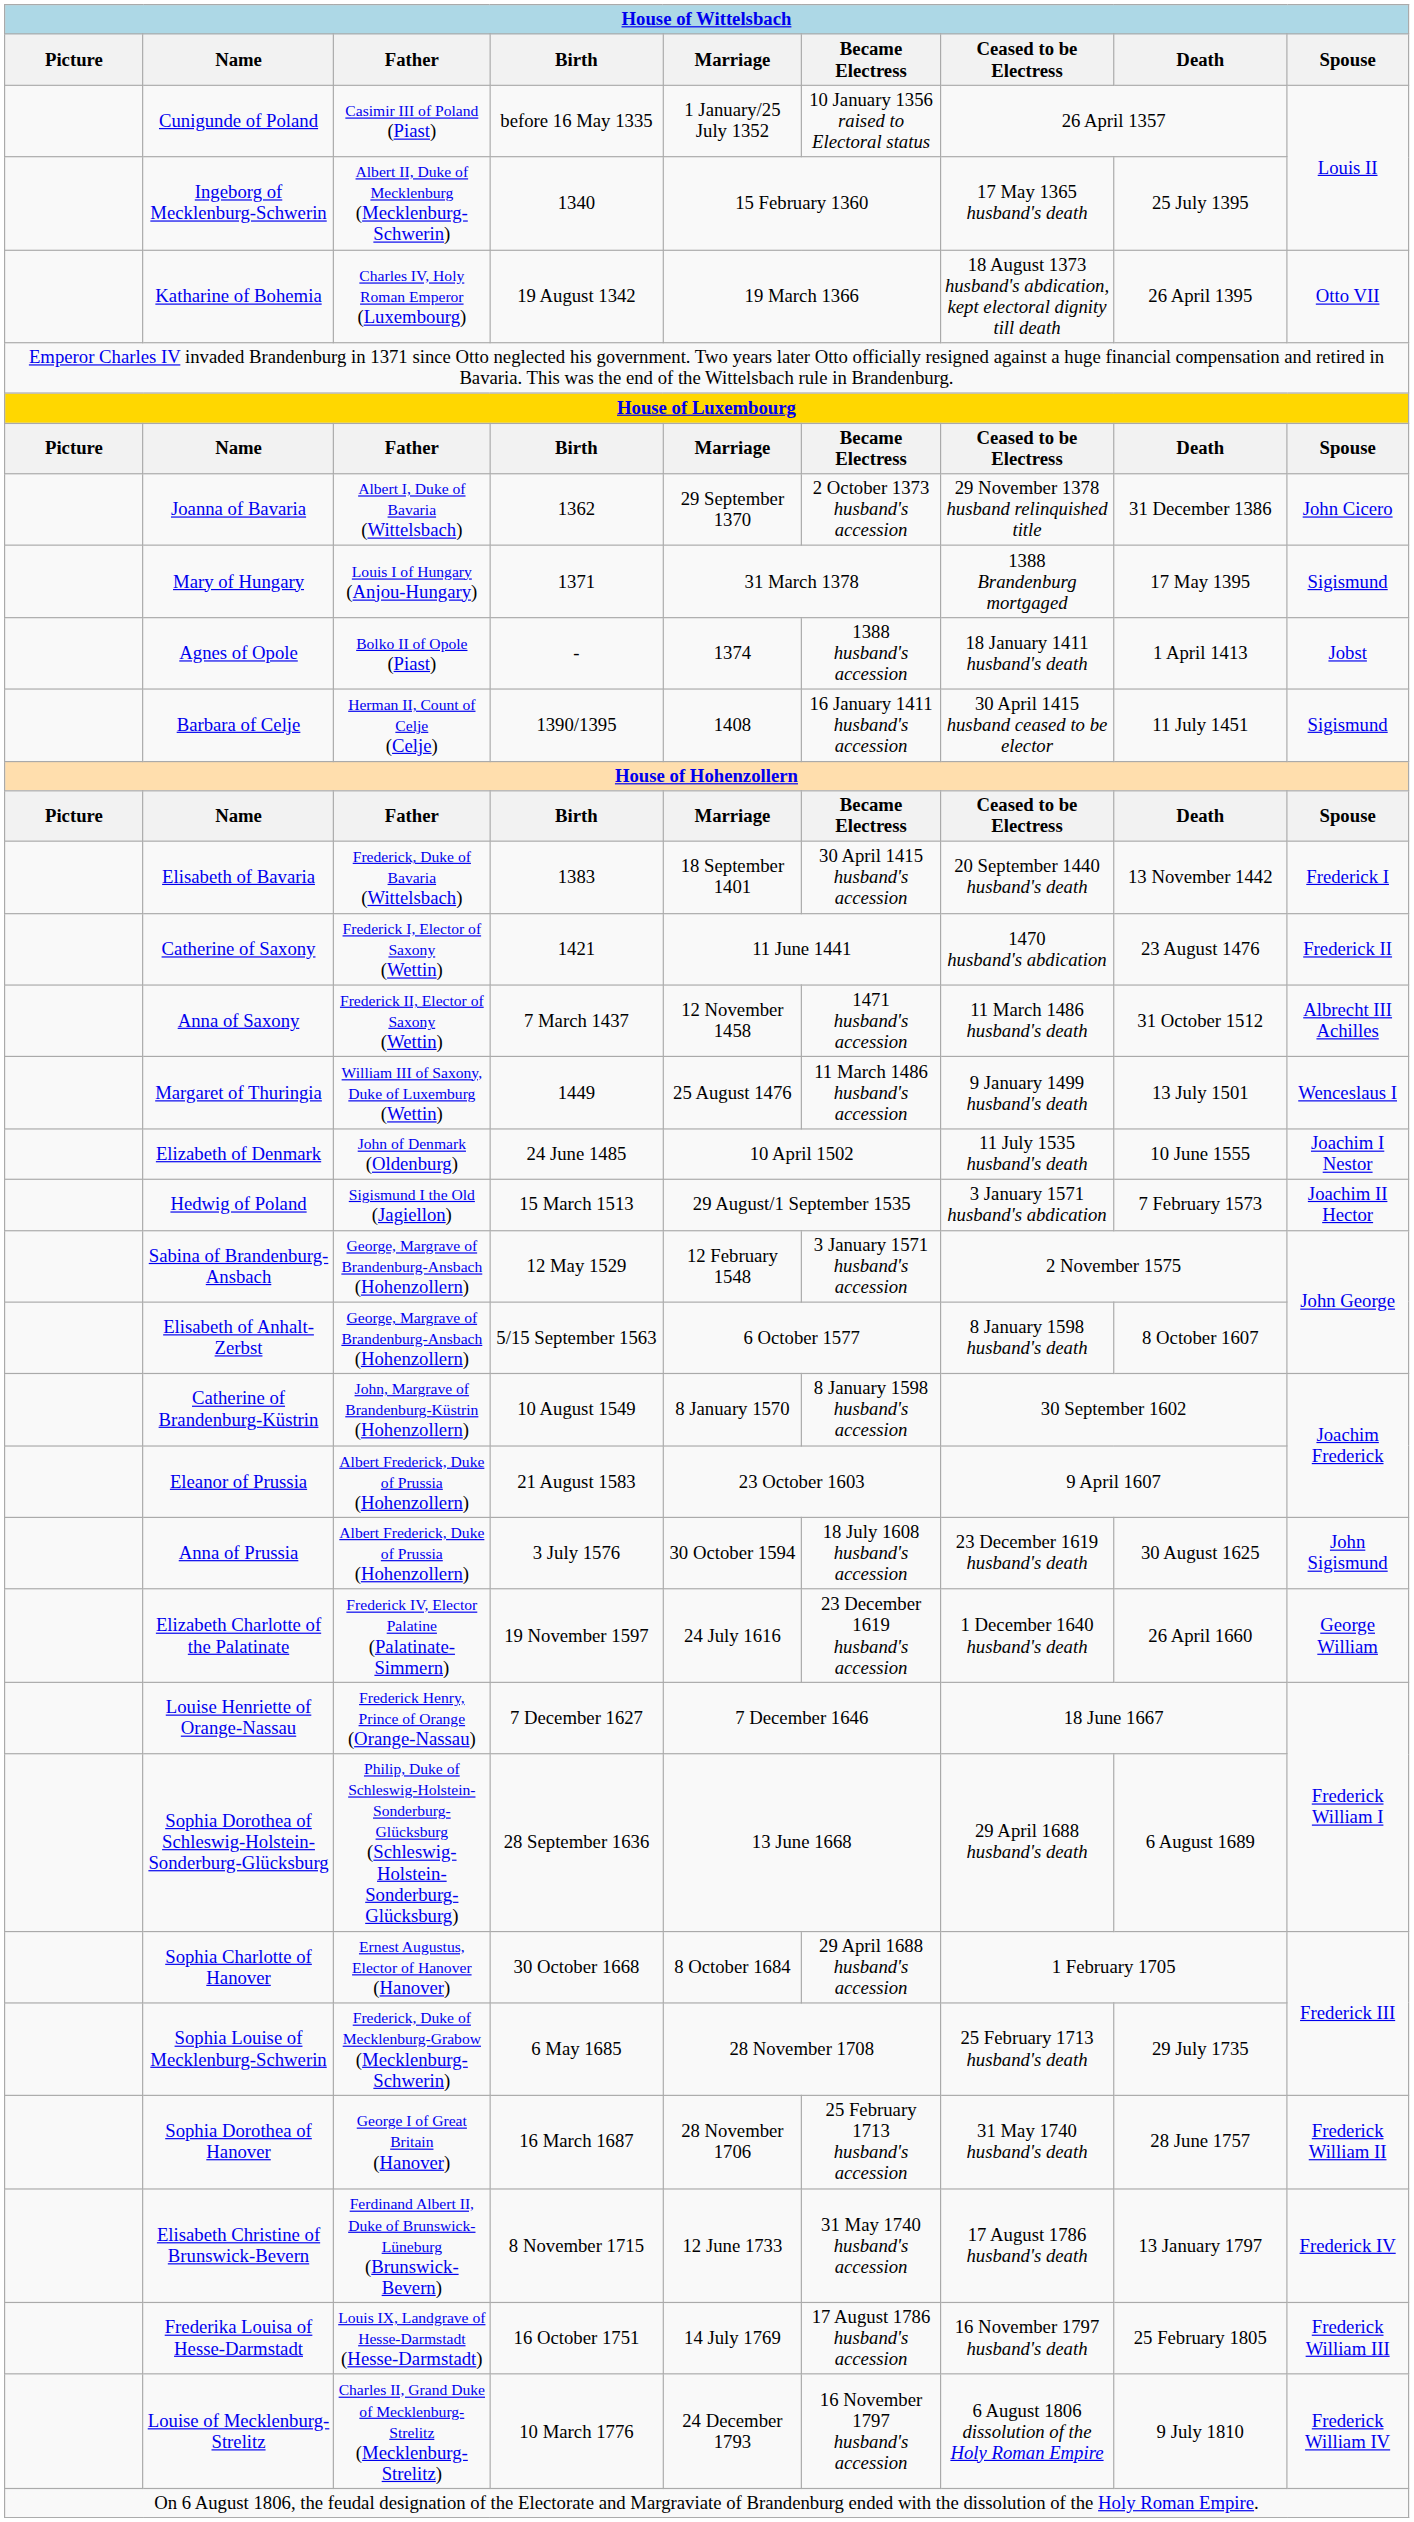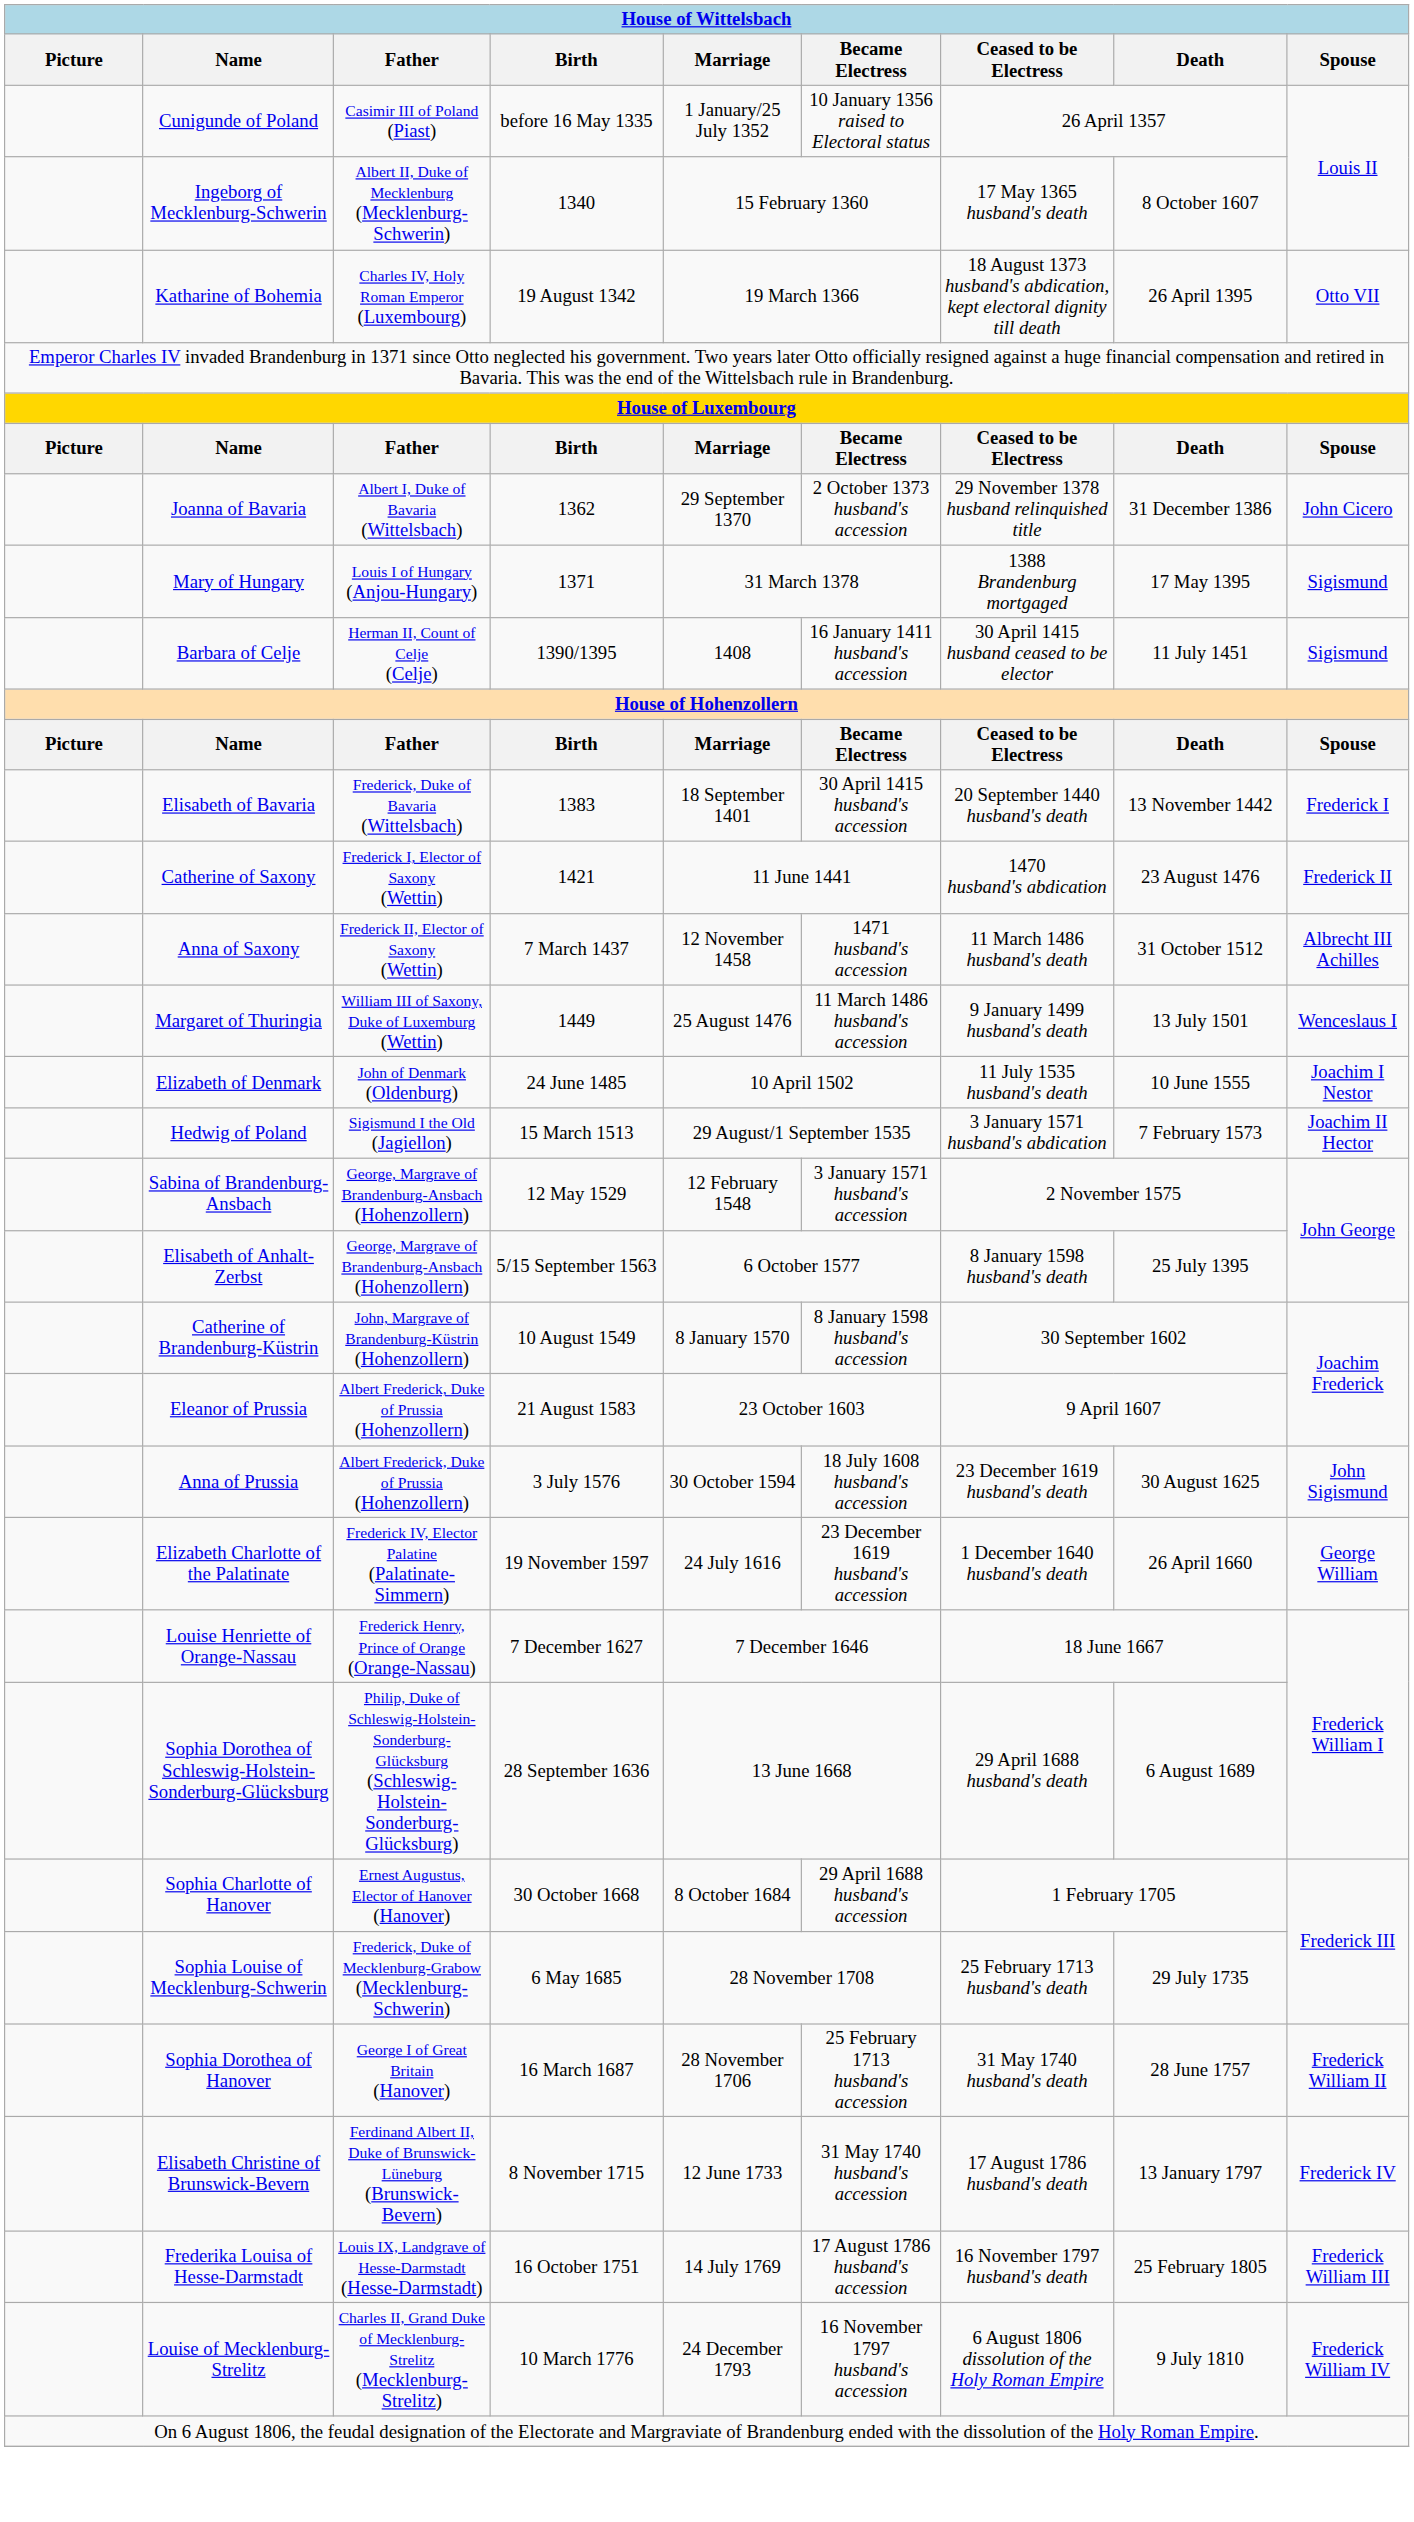(1200, 203) 25 July 1395 -> (1200, 203) 8 October 1607
- row: (239, 653)
(1200, 1337) 8 October 1607 -> (1200, 1265) 25 July 1395
